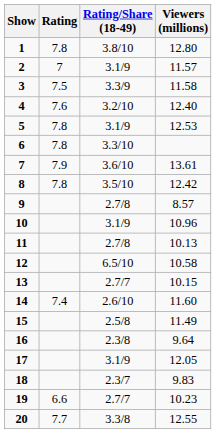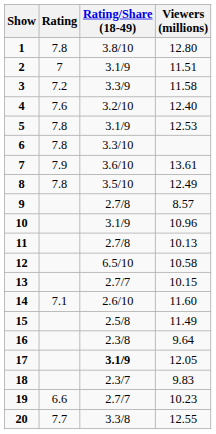(183, 67) 11.57 -> (183, 67) 11.51
(59, 86) 7.5 -> (59, 86) 7.2
(183, 184) 12.42 -> (183, 184) 12.49
(59, 301) 7.4 -> (59, 301) 7.1
(118, 360) normal -> (118, 360) bold
